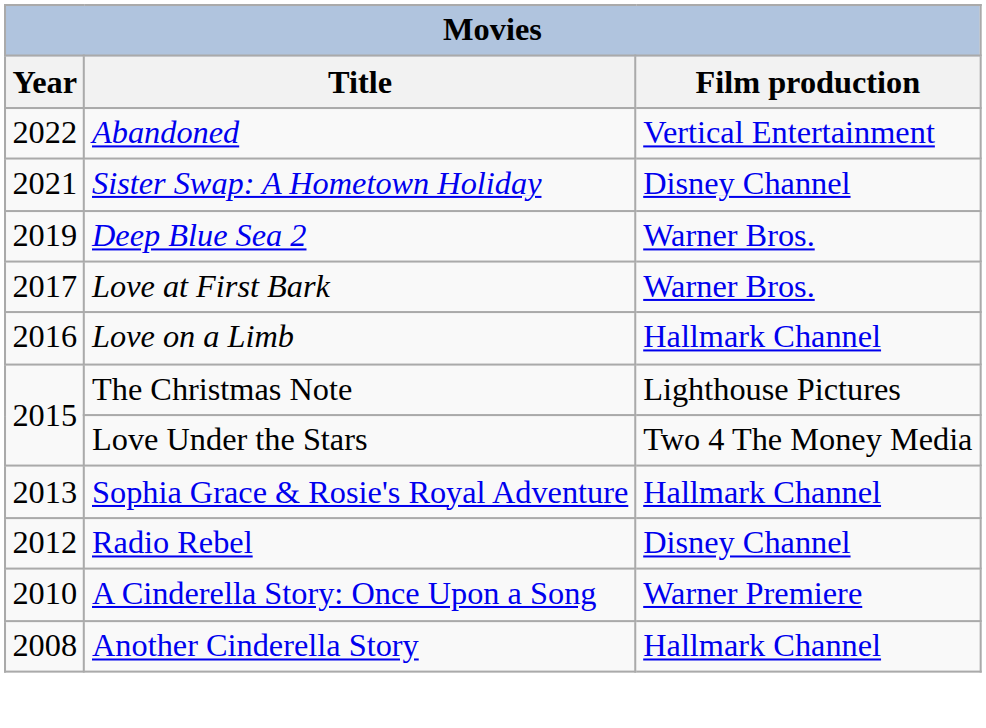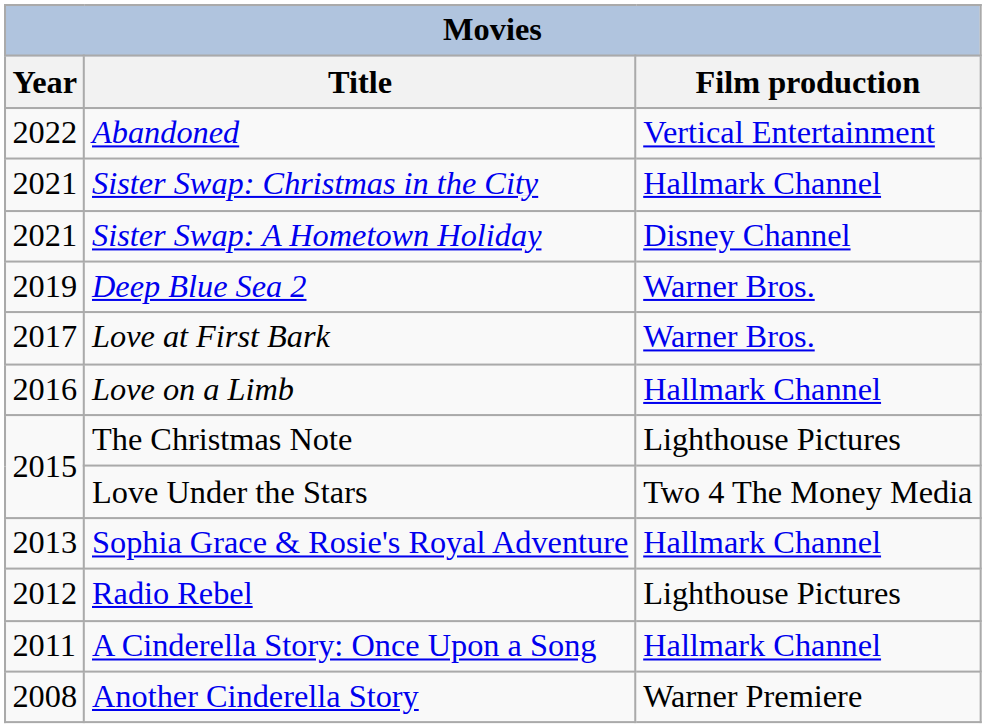+ row: (315, 183)
(747, 542) Disney Channel -> (772, 593) Lighthouse Pictures
(45, 593) 2010 -> (44, 645) 2011
(753, 593) Warner Premiere -> (762, 645) Hallmark Channel
(762, 645) Hallmark Channel -> (753, 696) Warner Premiere
